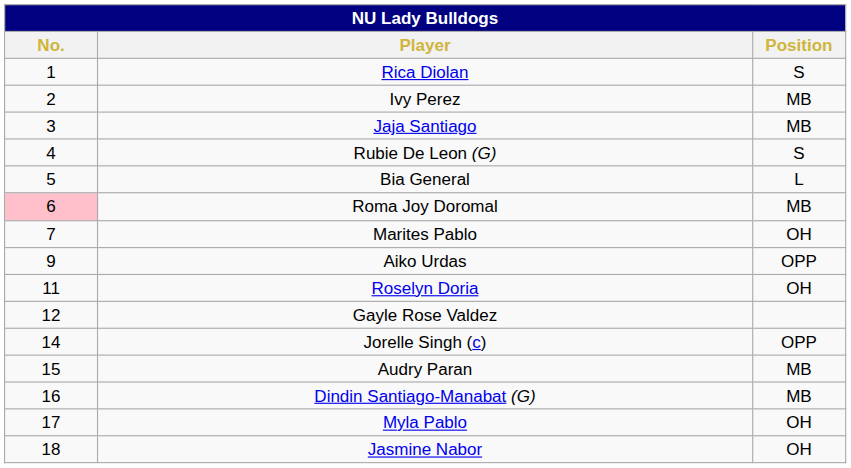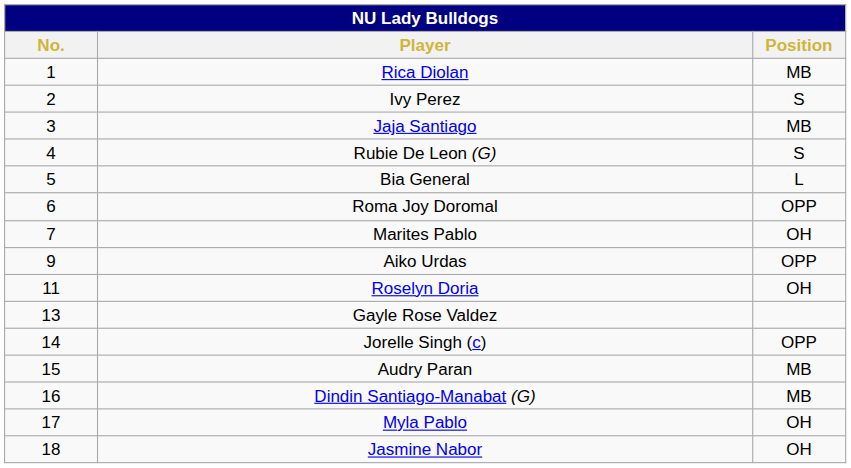(799, 72) S -> (799, 72) MB
(799, 99) MB -> (799, 99) S
(51, 207) pink background -> (51, 207) no background
(799, 207) MB -> (799, 207) OPP
(51, 315) 12 -> (51, 315) 13
